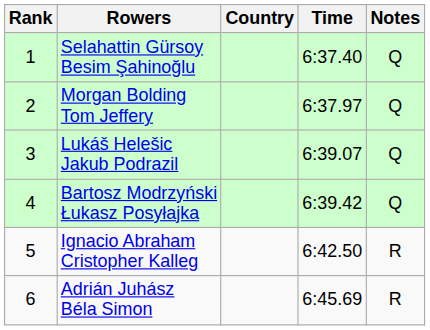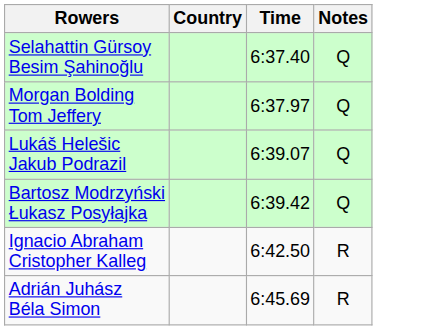- column: (31, 18)
